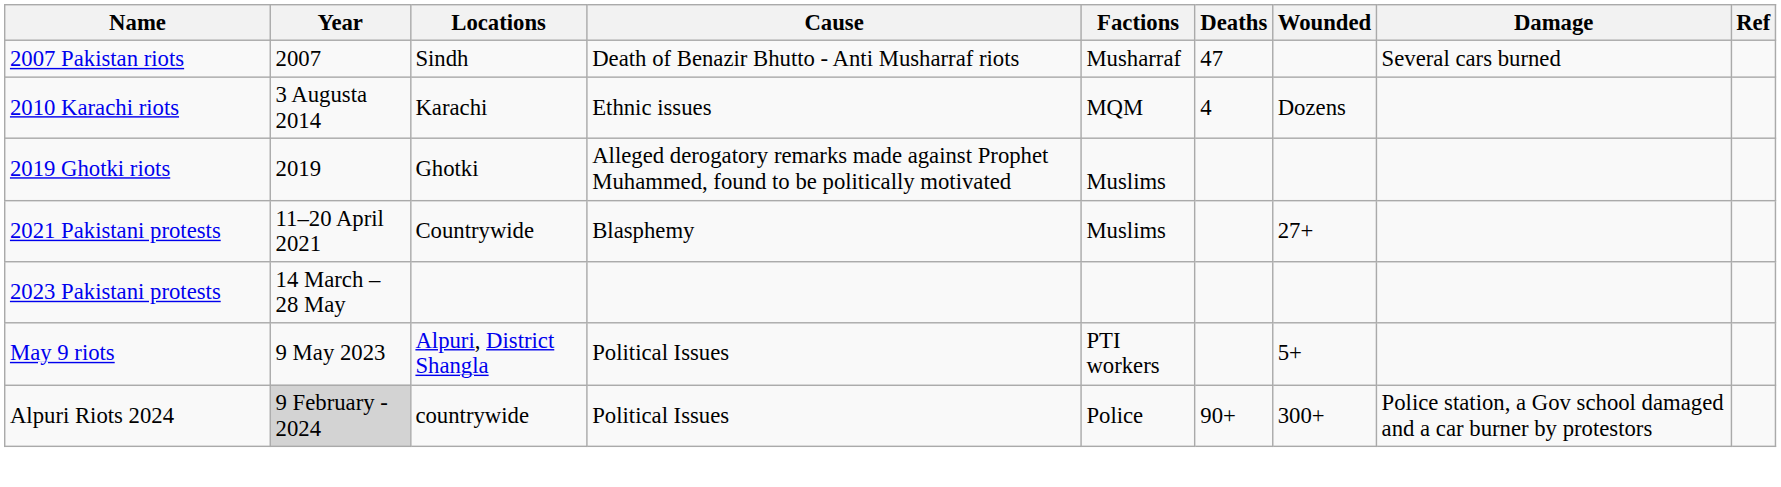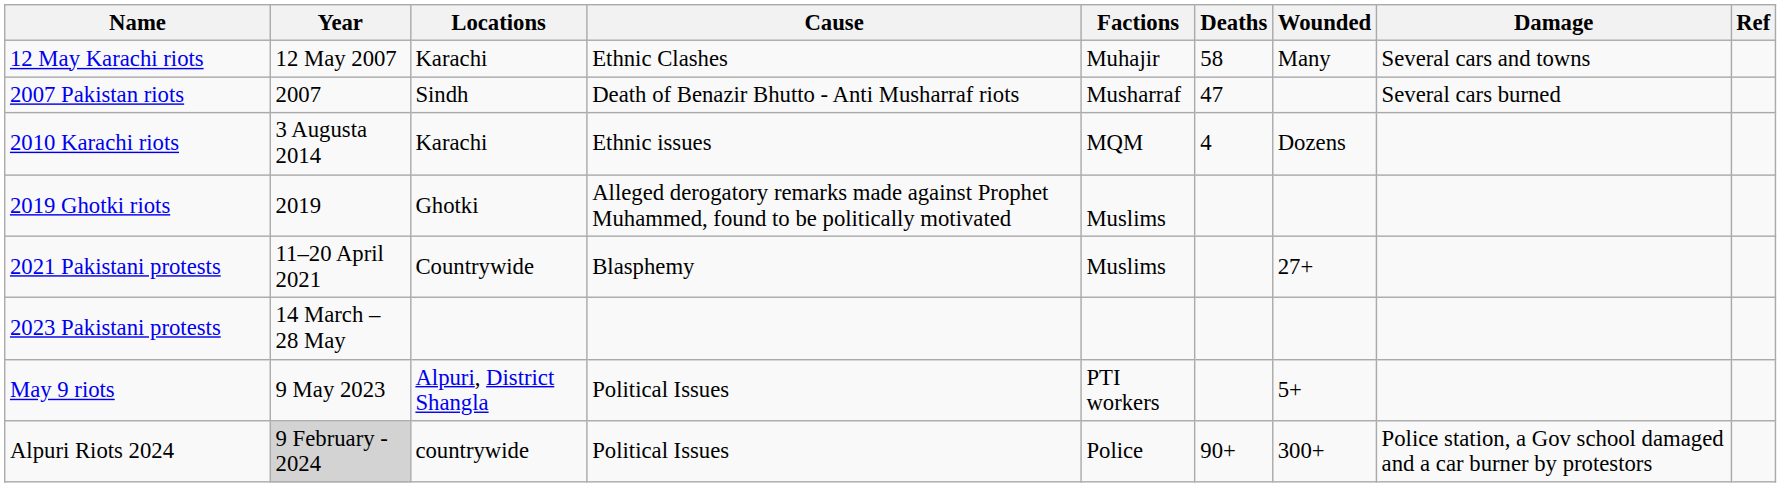+ row: (107, 58)
